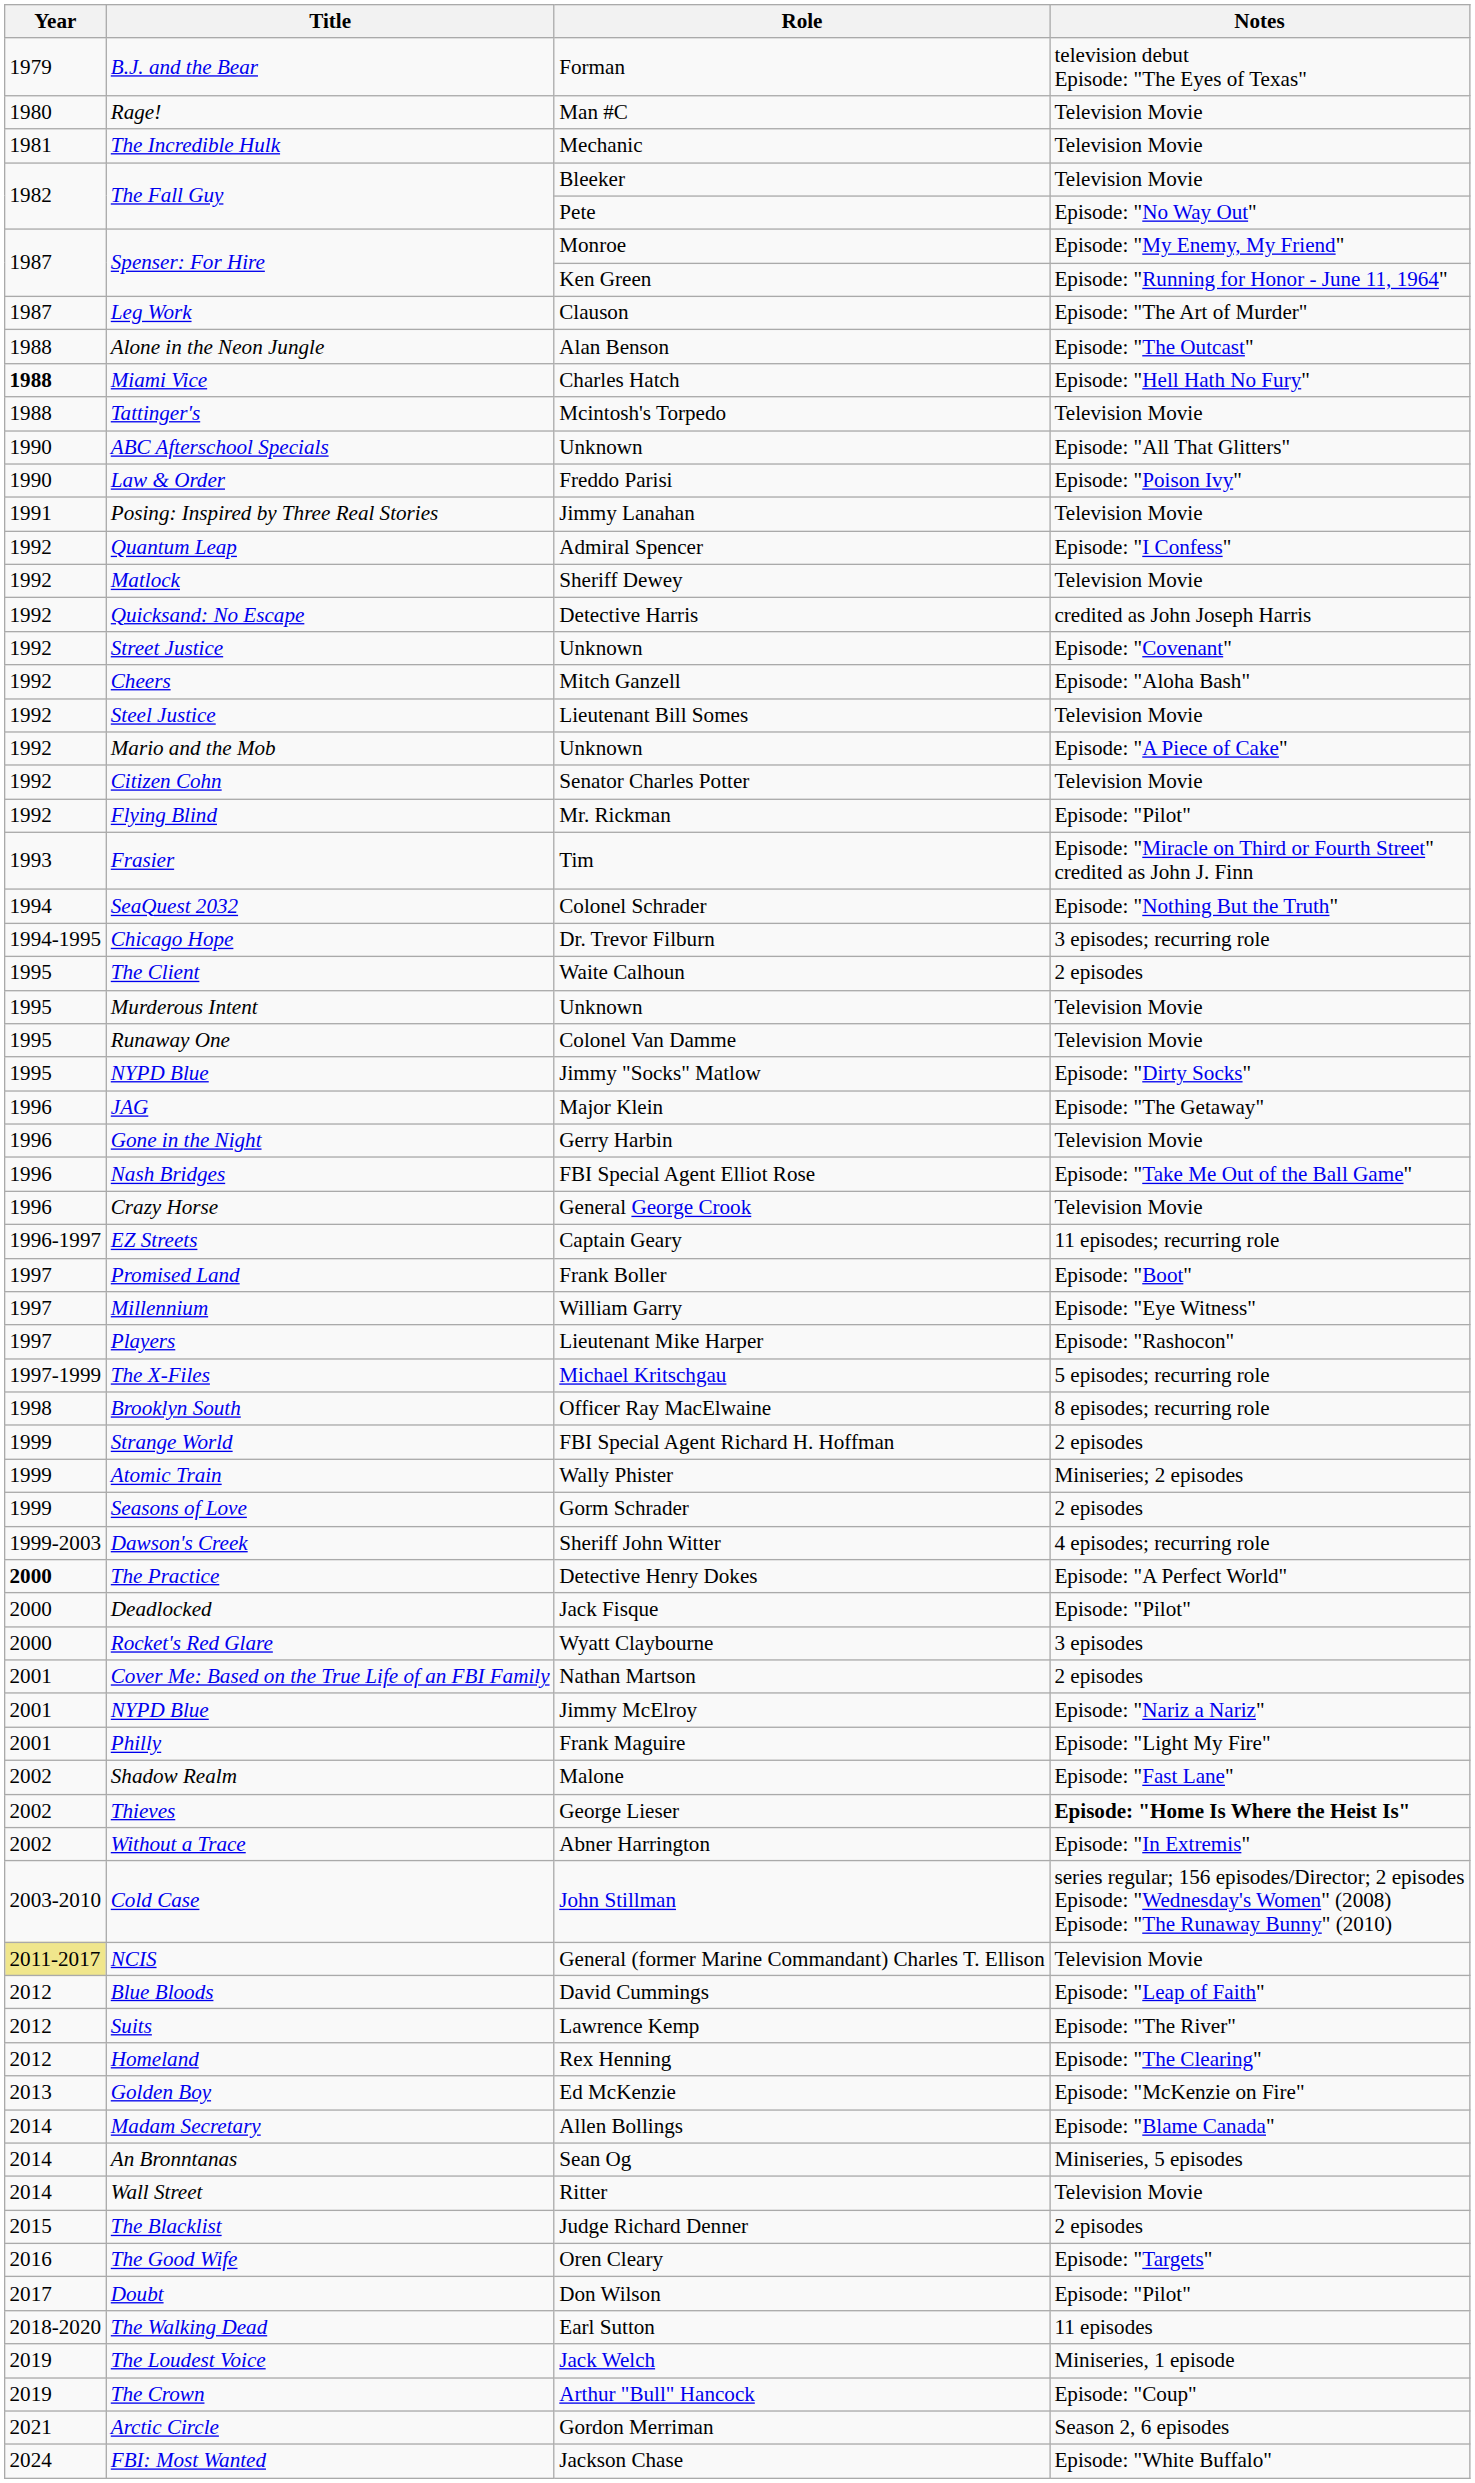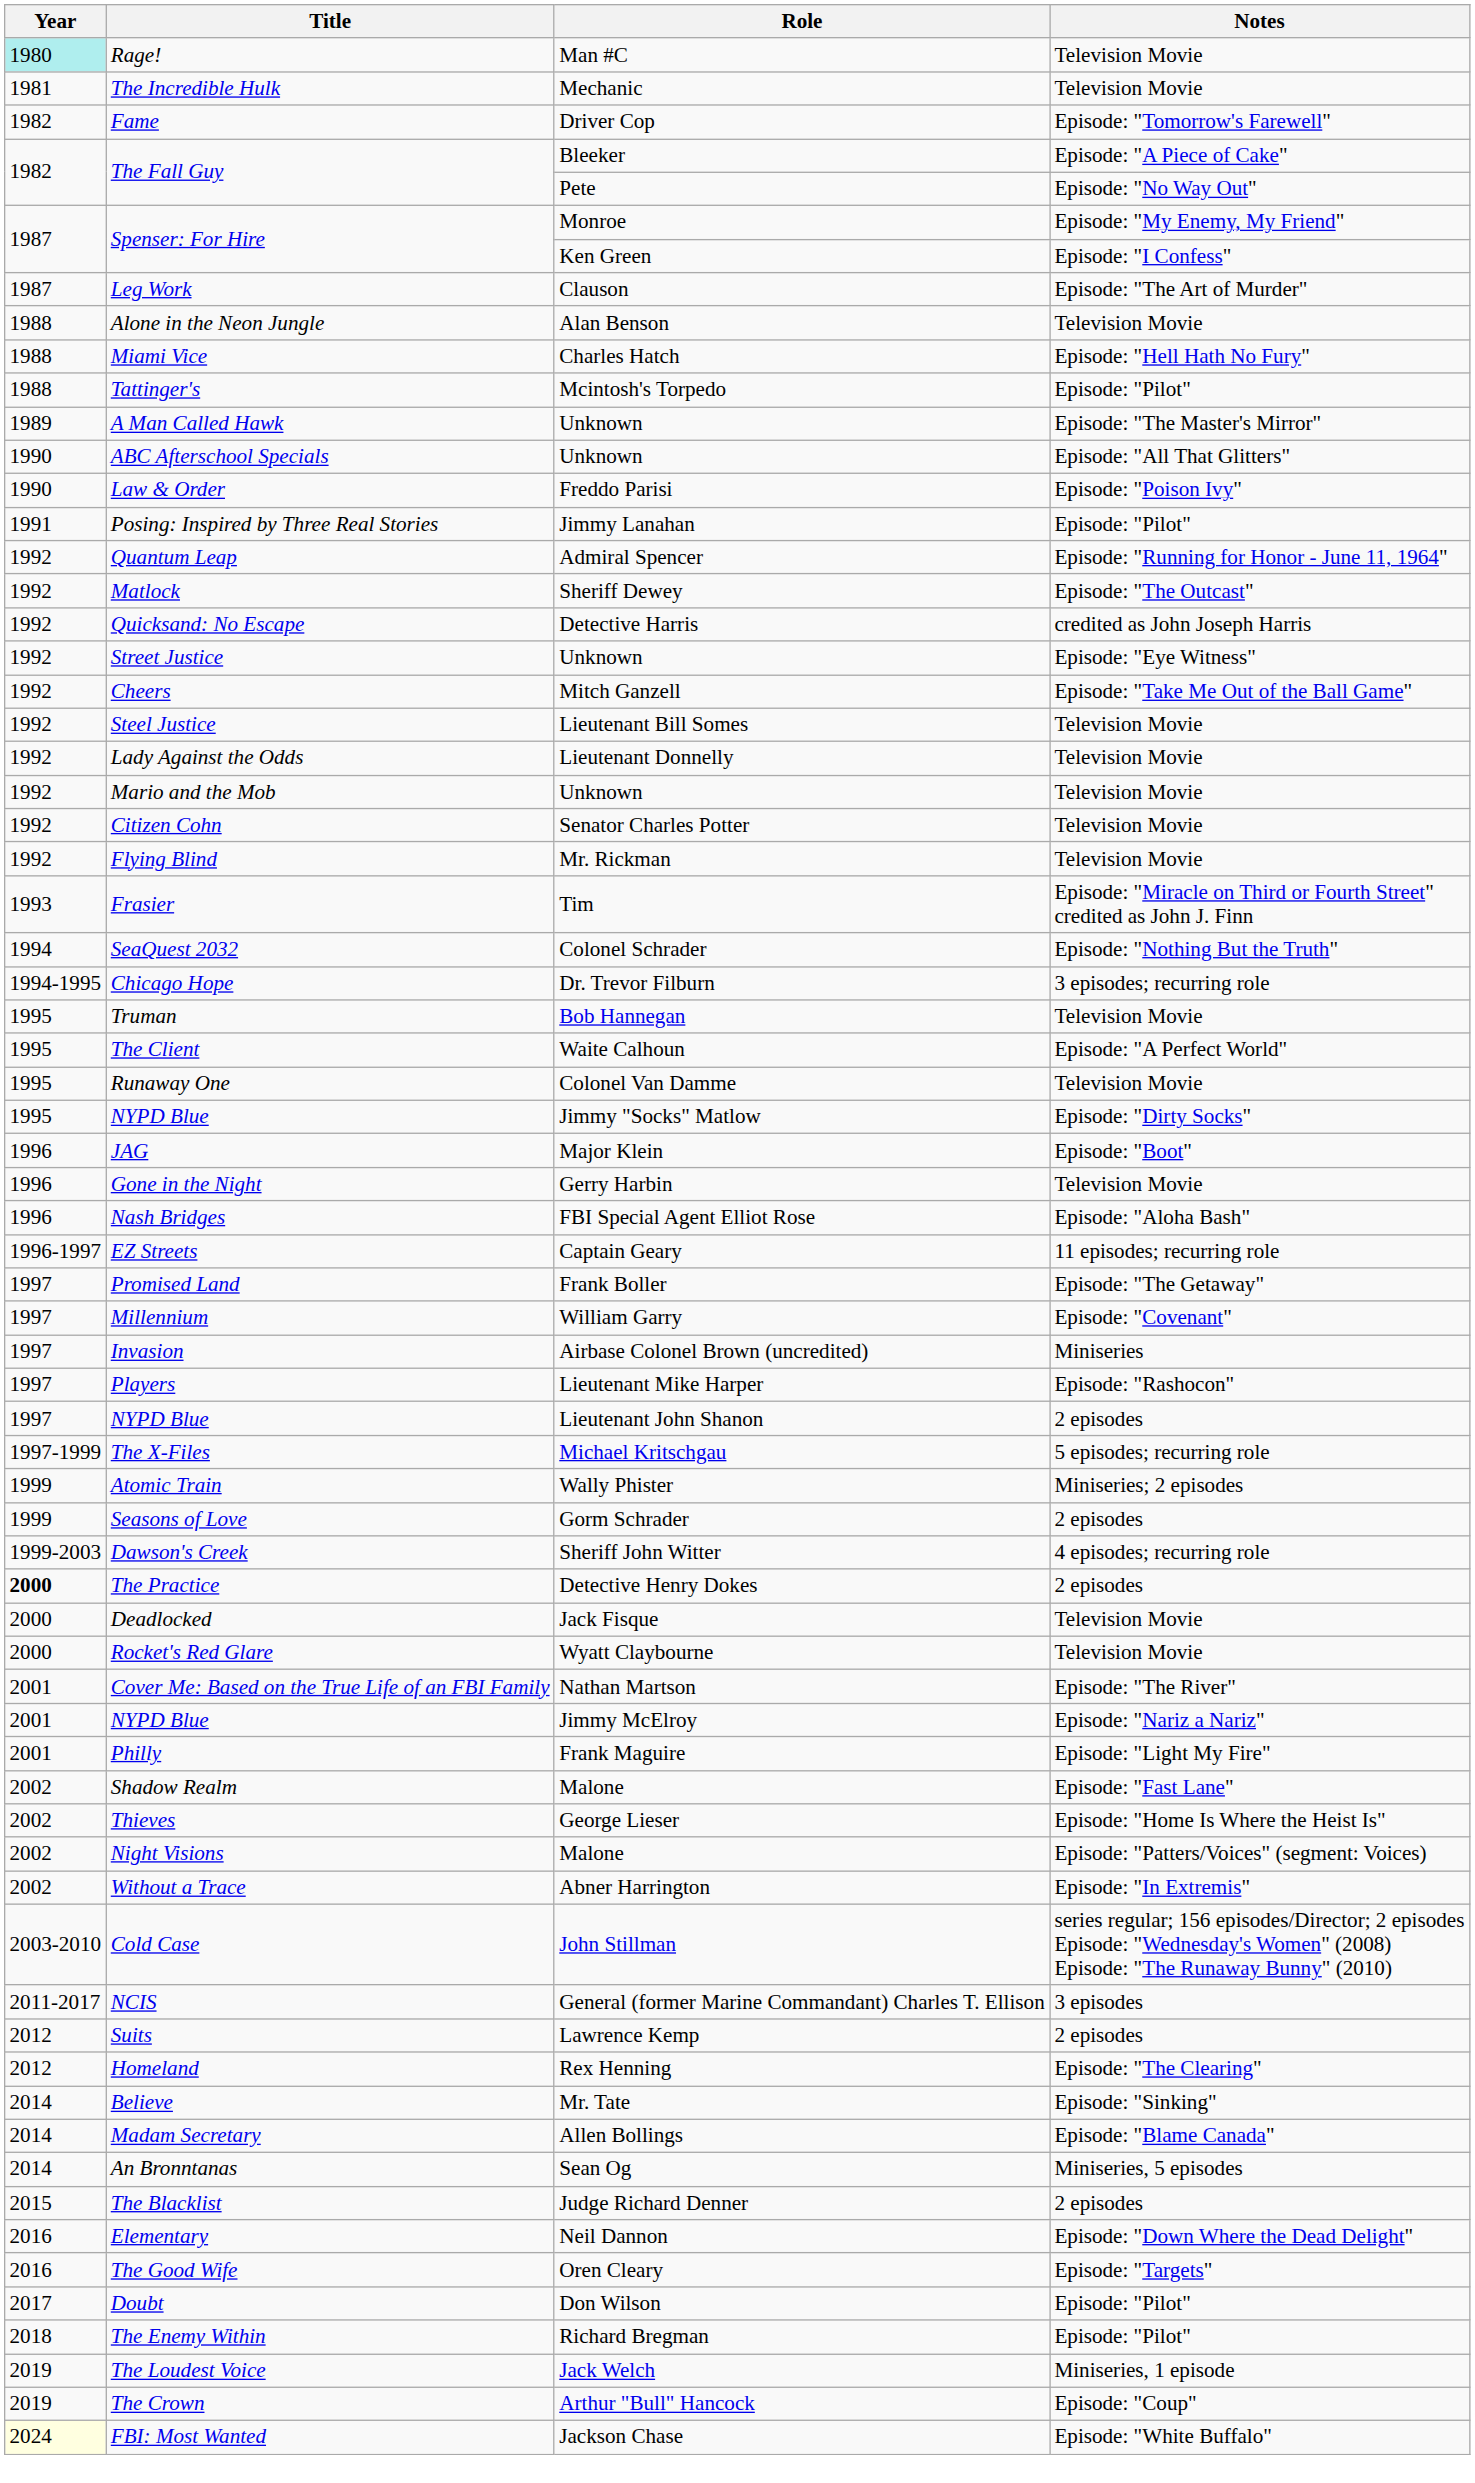- row: (184, 66)
(31, 111) no background -> (31, 54) paleturquoise background
+ row: (135, 121)
(1128, 178) Television Movie -> (1171, 155) Episode: "A Piece of Cake"
(1251, 279) Episode: "Running for Honor - June 11, 1964" -> (1143, 255) Episode: "I Confess"
(1154, 346) Episode: "The Outcast" -> (1128, 322) Television Movie
(31, 379) bold -> (31, 356) normal
(1128, 413) Television Movie -> (1123, 389) Episode: "Pilot"
+ row: (197, 423)
(1128, 513) Television Movie -> (1123, 523) Episode: "Pilot"
(1143, 547) Episode: "I Confess" -> (1251, 557) Episode: "Running for Honor - June 11, 1964"
(1128, 580) Television Movie -> (1154, 590) Episode: "The Outcast"
(1143, 647) Episode: "Covenant" -> (1155, 657) Episode: "Eye Witness"
(1152, 681) Episode: "Aloha Bash" -> (1233, 691) Episode: "Take Me Out of the Ball Game"
+ row: (207, 758)
(1171, 748) Episode: "A Piece of Cake" -> (1128, 791) Television Movie
(1123, 815) Episode: "Pilot" -> (1128, 858) Television Movie
+ row: (144, 1016)
(1099, 973) 2 episodes -> (1171, 1049) Episode: "A Perfect World"
- row: (184, 1006)
(1159, 1107) Episode: "The Getaway" -> (1123, 1150) Episode: "Boot"
(1233, 1174) Episode: "Take Me Out of the Ball Game" -> (1152, 1217) Episode: "Aloha Bash"
- row: (164, 1207)
(1123, 1274) Episode: "Boot" -> (1159, 1284) Episode: "The Getaway"
(1155, 1308) Episode: "Eye Witness" -> (1143, 1317) Episode: "Covenant"
+ row: (147, 1351)
+ row: (160, 1418)
- row: (176, 1408)
- row: (172, 1442)
(1171, 1576) Episode: "A Perfect World" -> (1099, 1585) 2 episodes
(1123, 1609) Episode: "Pilot" -> (1128, 1619) Television Movie
(1099, 1643) 3 episodes -> (1128, 1652) Television Movie
(1099, 1676) 2 episodes -> (1145, 1686) Episode: "The River"
(1232, 1810) bold -> (1220, 1820) normal
+ row: (167, 1853)
(55, 1958) khaki background -> (55, 2001) no background
(1128, 1958) Television Movie -> (1099, 2001) 3 episodes
- row: (162, 1992)
(1145, 2025) Episode: "The River" -> (1099, 2035) 2 episodes
- row: (161, 2092)
+ row: (142, 2102)
- row: (157, 2192)
+ row: (159, 2236)
- row: (189, 2326)
+ row: (188, 2336)
- row: (165, 2427)
(31, 2460) no background -> (31, 2437) lightyellow background
